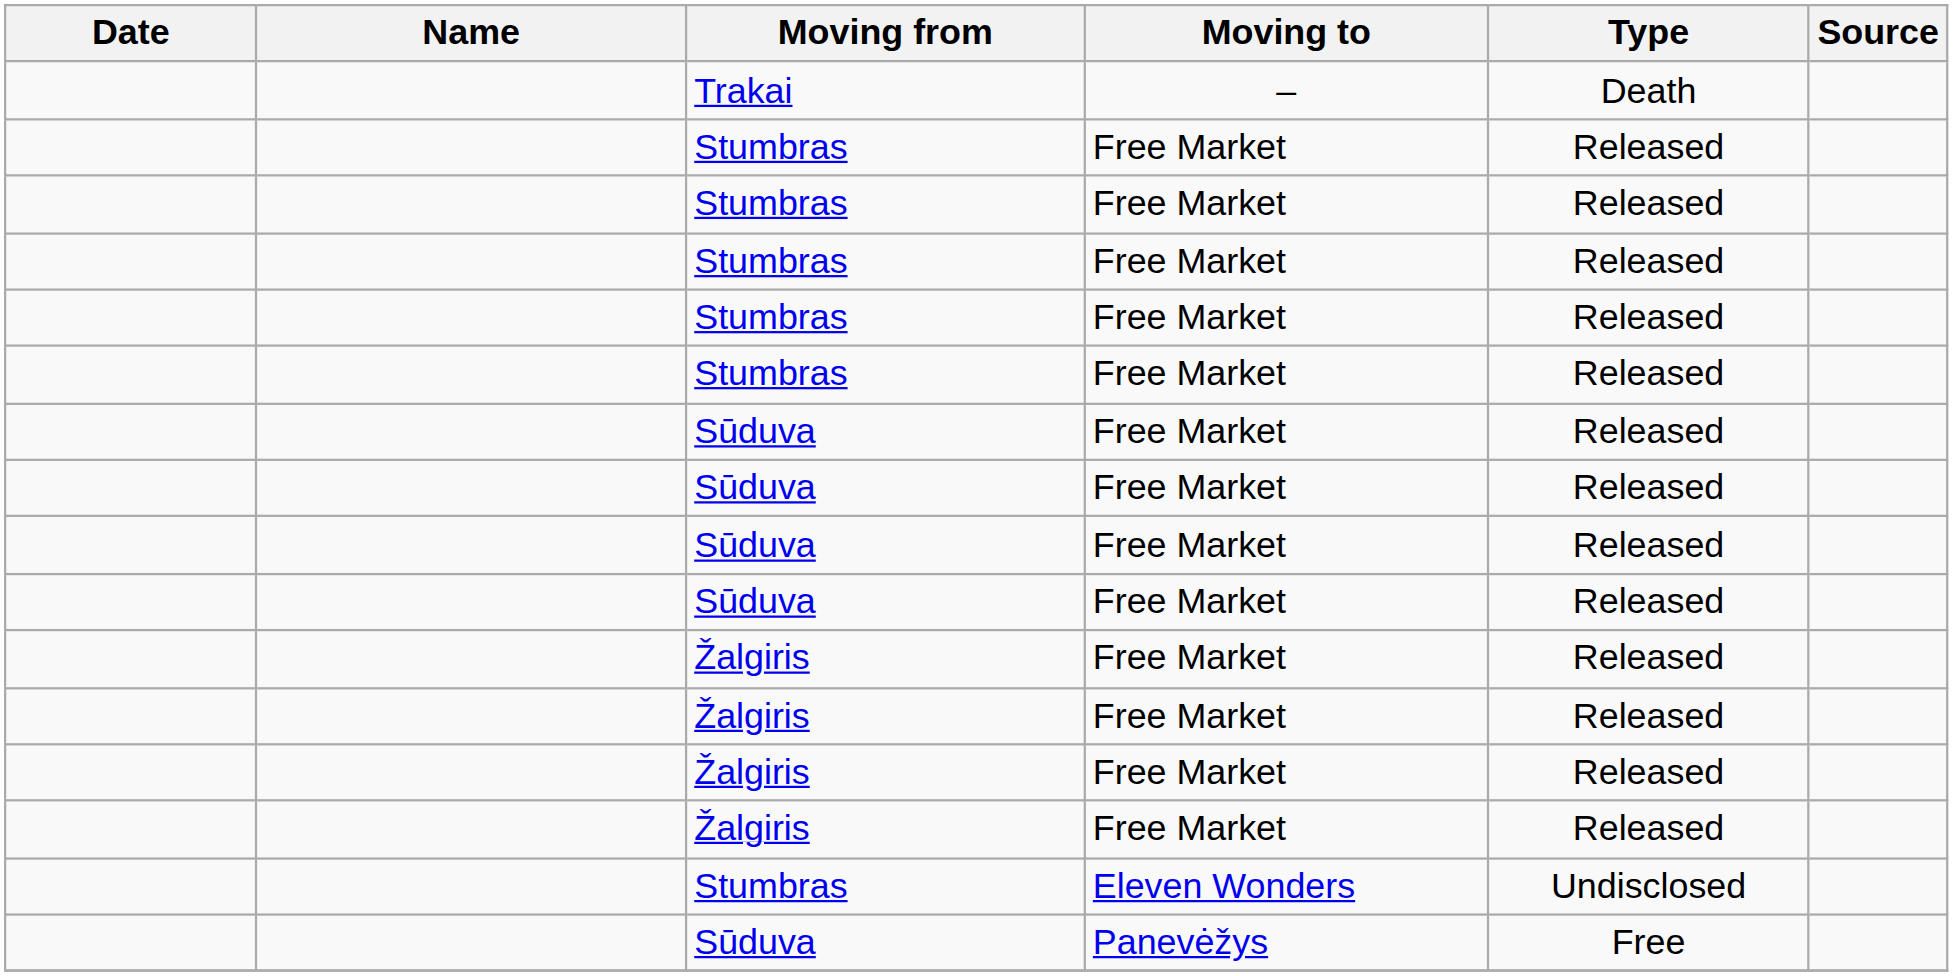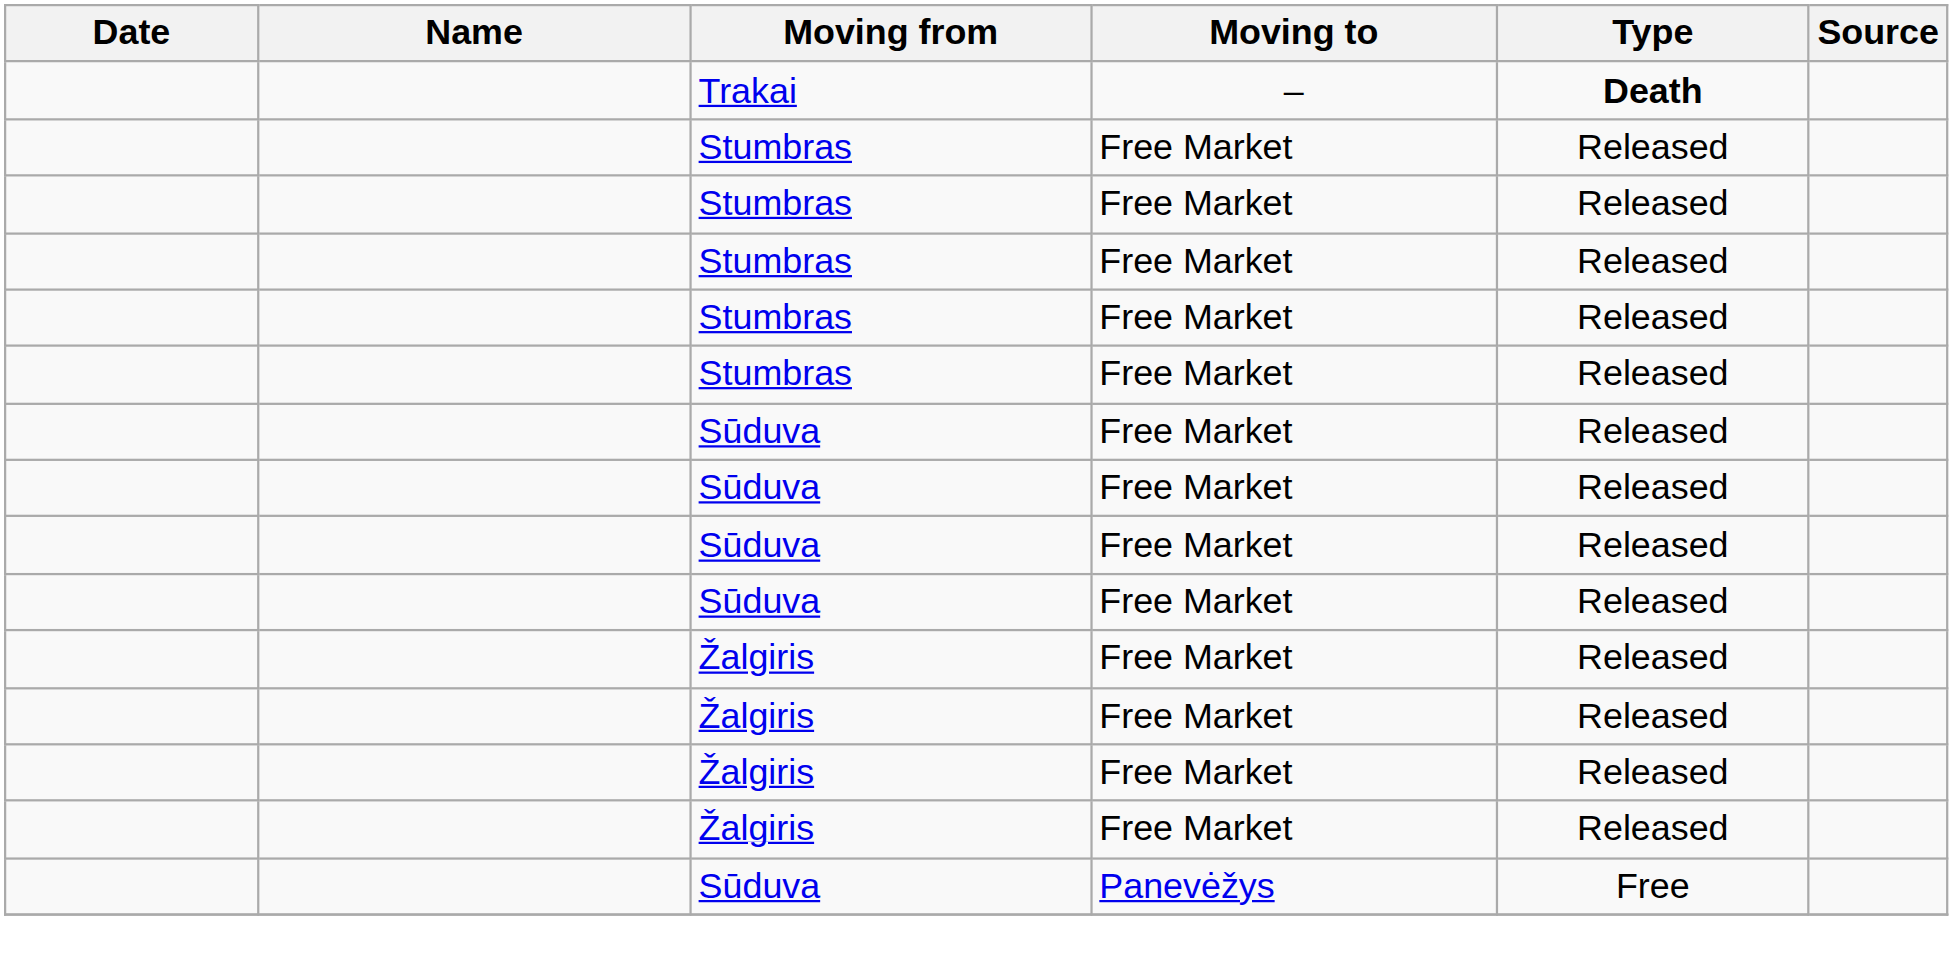(1649, 89) normal -> (1653, 89) bold
- row: (771, 885)
